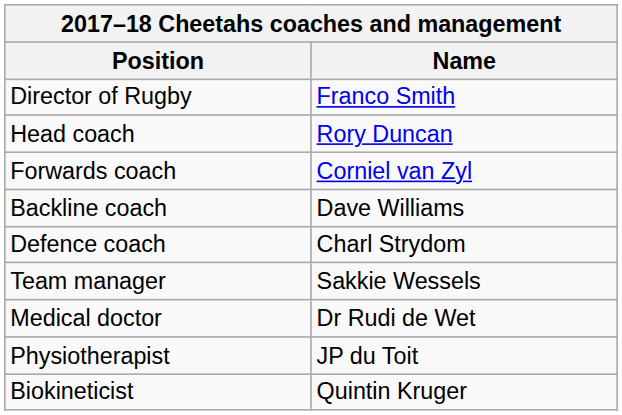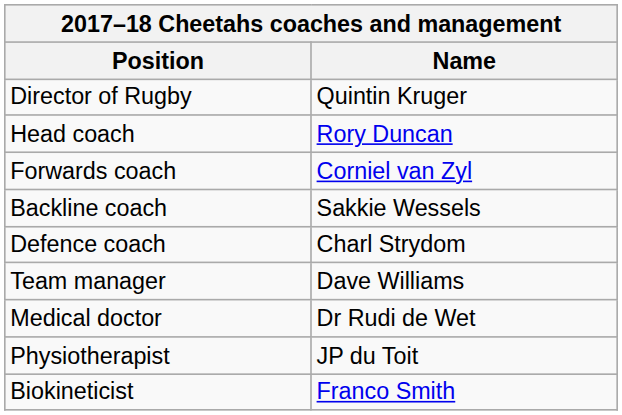(386, 97) Franco Smith -> (392, 97) Quintin Kruger
(390, 208) Dave Williams -> (399, 208) Sakkie Wessels
(399, 282) Sakkie Wessels -> (390, 282) Dave Williams
(392, 392) Quintin Kruger -> (386, 392) Franco Smith
